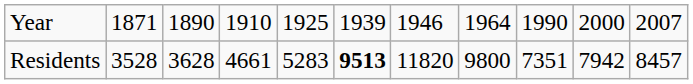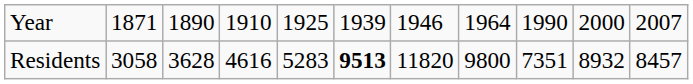(134, 59) 3528 -> (134, 59) 3058
(248, 59) 4661 -> (248, 59) 4616
(602, 59) 7942 -> (602, 59) 8932
